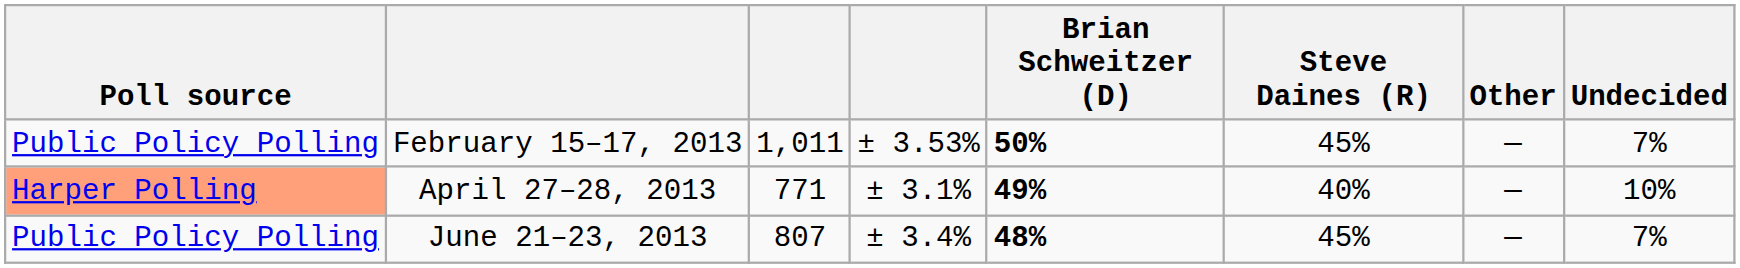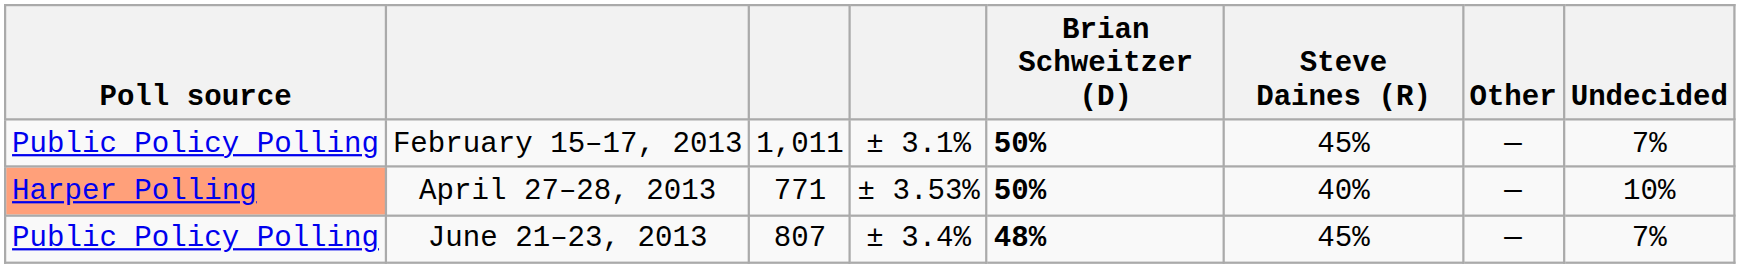(919, 144) ± 3.53% -> (919, 144) ± 3.1%
(919, 191) ± 3.1% -> (919, 191) ± 3.53%
(1020, 191) 49% -> (1020, 191) 50%
